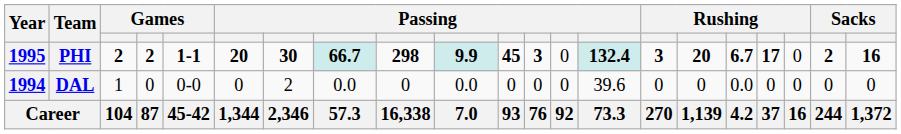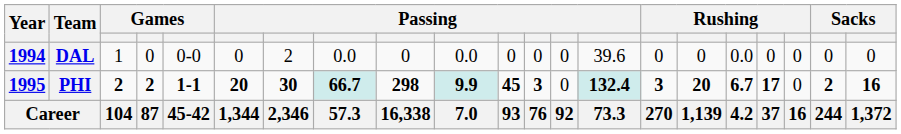rows swapped: (75, 85) <-> (75, 56)
